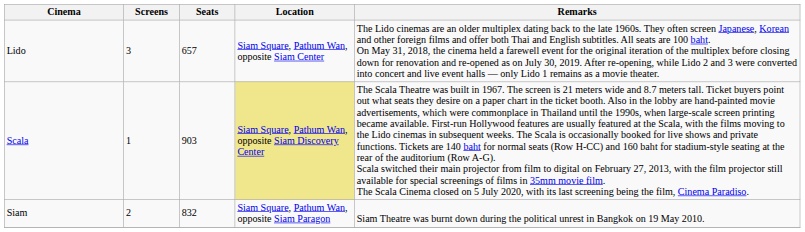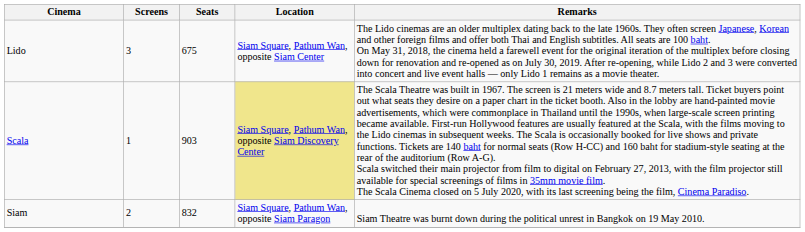(189, 51) 657 -> (189, 51) 675
